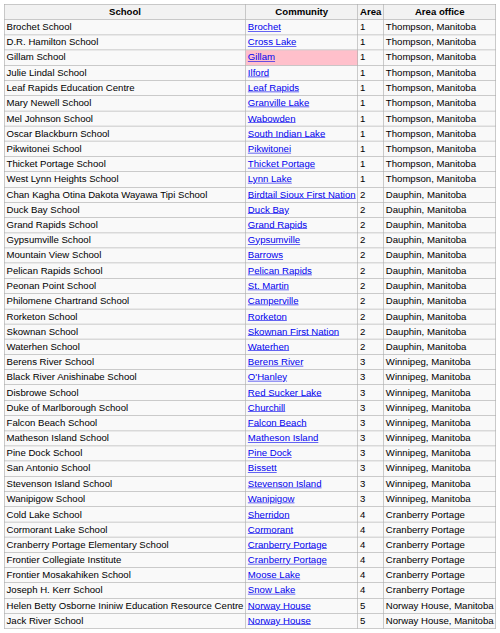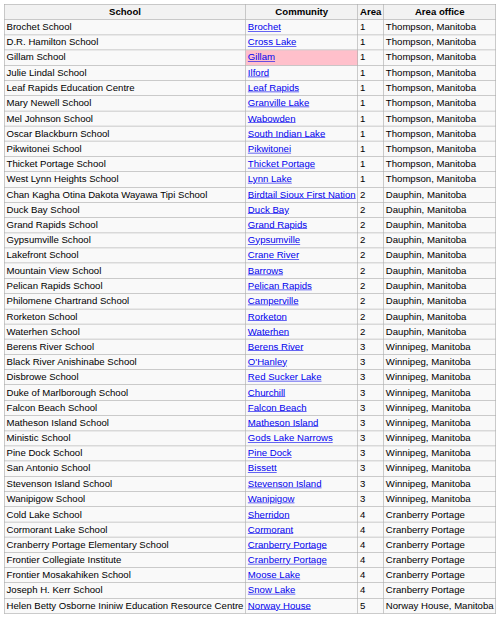+ row: (43, 255)
- row: (51, 286)
- row: (42, 331)
+ row: (39, 438)
- row: (45, 621)
